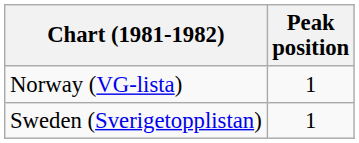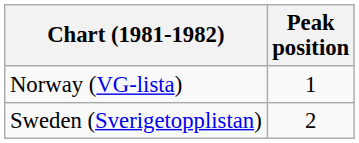(311, 120) 1 -> (311, 120) 2
